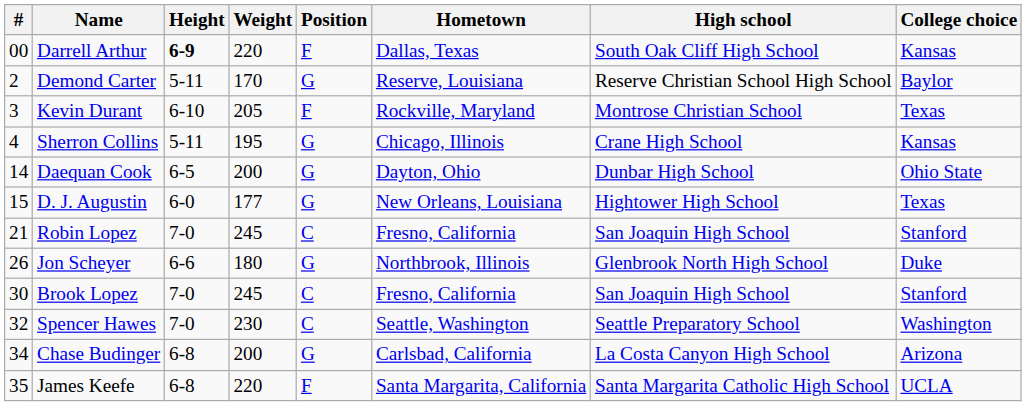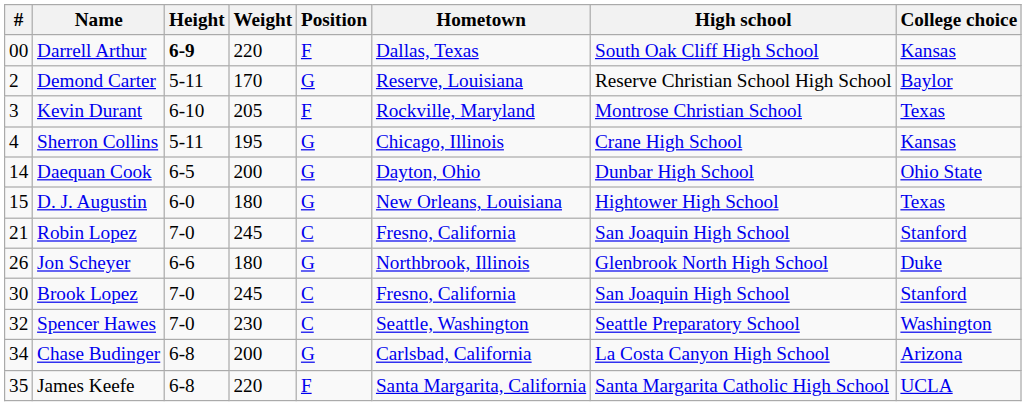(248, 202) 177 -> (248, 202) 180
